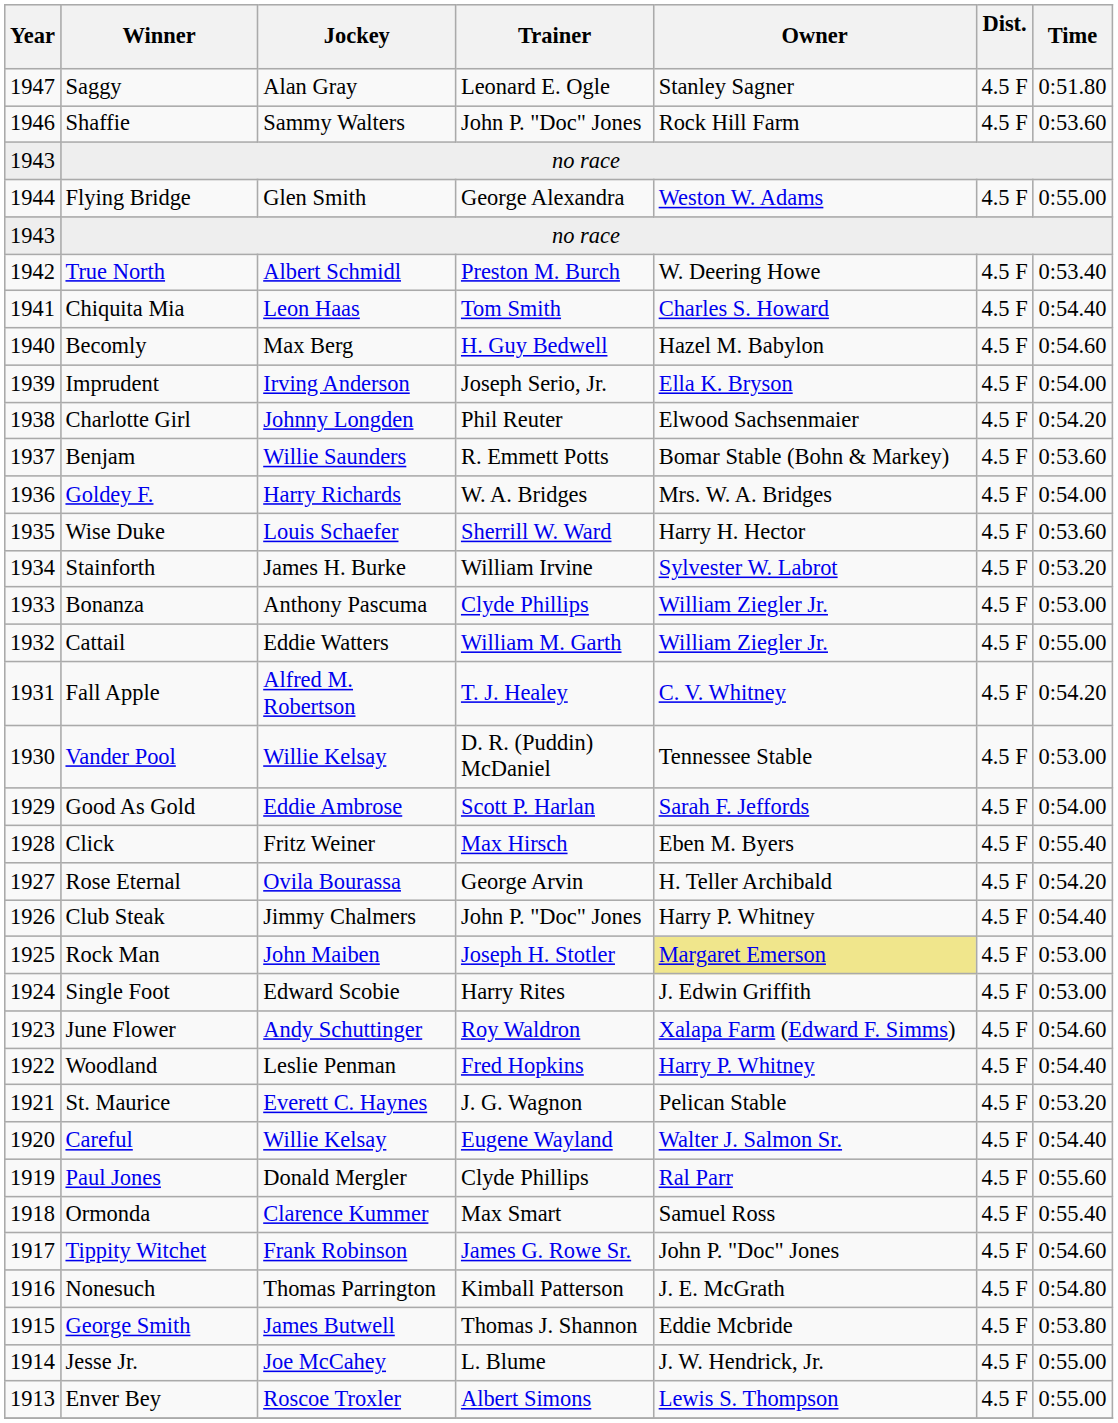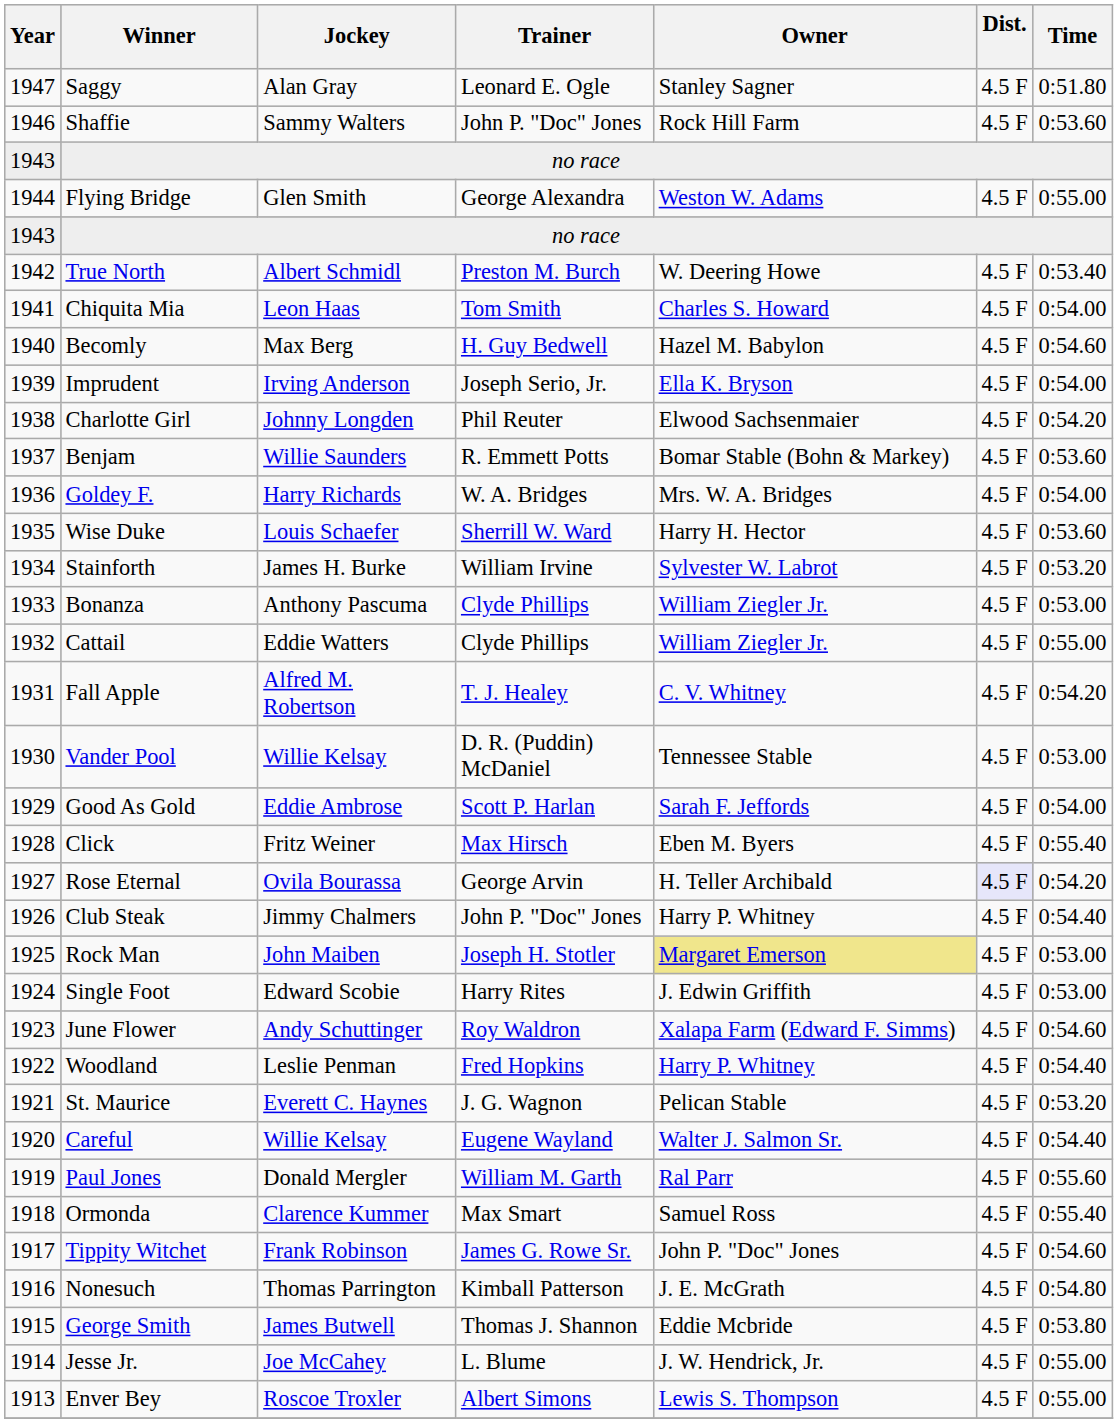(1073, 309) 0:54.40 -> (1073, 309) 0:54.00
(541, 642) William M. Garth -> (525, 642) Clyde Phillips
(1005, 881) no background -> (1005, 881) lavender background
(525, 1177) Clyde Phillips -> (541, 1177) William M. Garth
